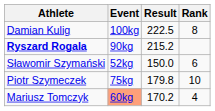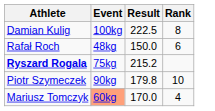+ row: (33, 47)
(122, 47) 90kg -> (105, 64) 75kg
- row: (56, 64)
(122, 81) 75kg -> (105, 81) 90kg
(160, 97) 170.2 -> (144, 97) 170.0
